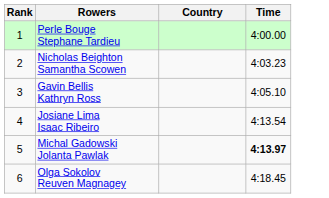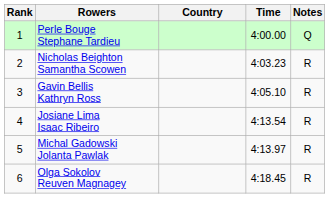+ column: (308, 12)
(268, 150) bold -> (268, 150) normal
